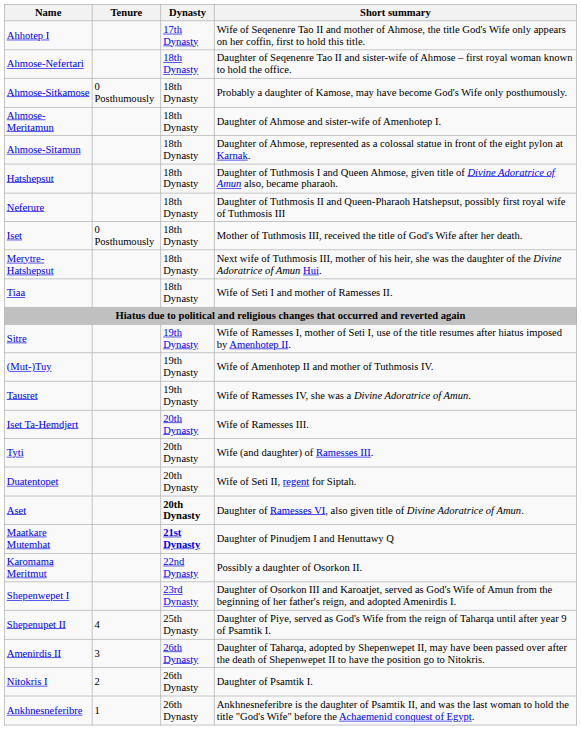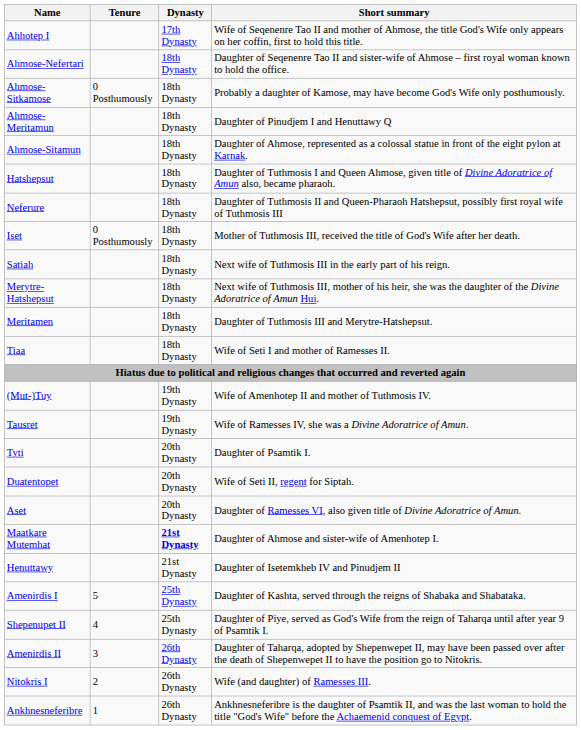(329, 121) Daughter of Ahmose and sister-wife of Amenhotep I. -> (303, 121) Daughter of Pinudjem I and Henuttawy Q
+ row: (20, 264)
+ row: (30, 321)
- row: (17, 338)
- row: (43, 424)
(295, 453) Wife (and daughter) of Ramesses III. -> (262, 453) Daughter of Psamtik I.
(182, 510) bold -> (179, 510) normal
(305, 538) Daughter of Pinudjem I and Henuttawy Q -> (326, 538) Daughter of Ahmose and sister-wife of Amenhotep I.
+ row: (30, 567)
- row: (30, 567)
- row: (38, 596)
+ row: (32, 596)
(265, 682) Daughter of Psamtik I. -> (293, 682) Wife (and daughter) of Ramesses III.
